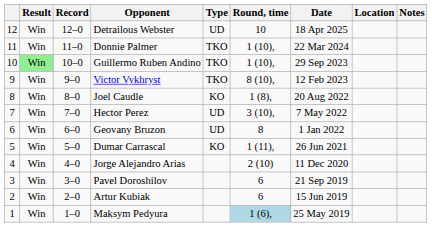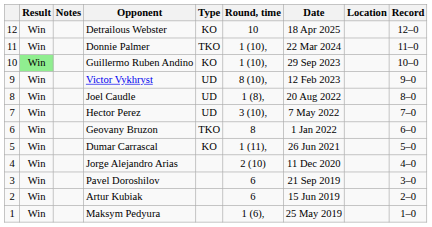columns swapped: (72, 12) <-> (412, 12)
(217, 29) UD -> (209, 29) KO
(217, 63) TKO -> (209, 63) KO
(217, 79) TKO -> (209, 79) UD
(217, 96) KO -> (209, 96) UD
(217, 130) UD -> (209, 130) TKO
(261, 213) lightblue background -> (253, 213) no background
